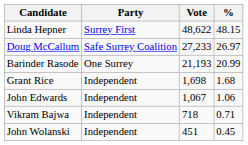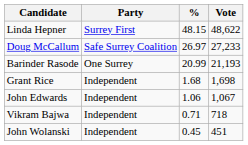columns swapped: (197, 13) <-> (228, 13)
